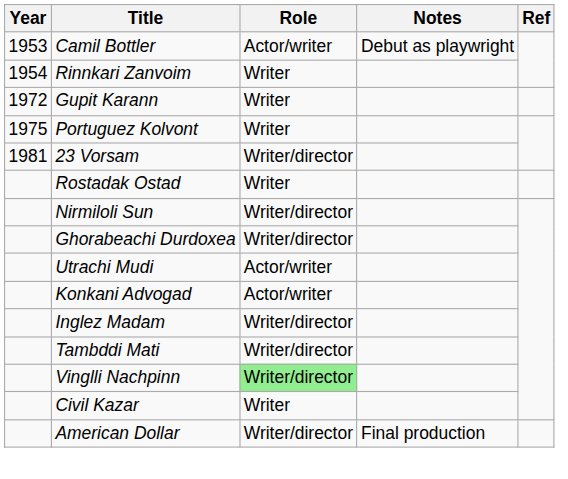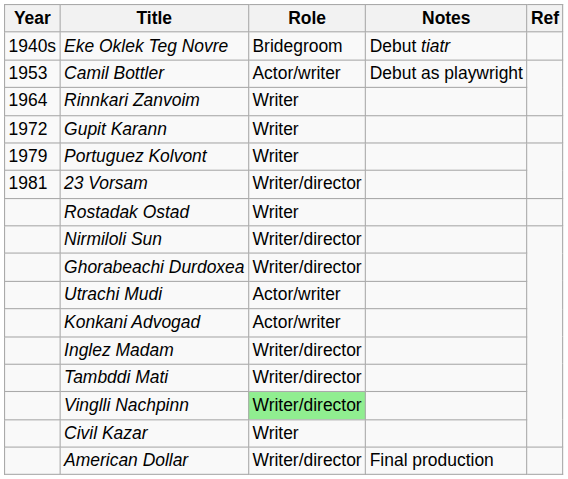+ row: (146, 45)
(28, 73) 1954 -> (28, 101) 1964
(28, 128) 1975 -> (28, 156) 1979
